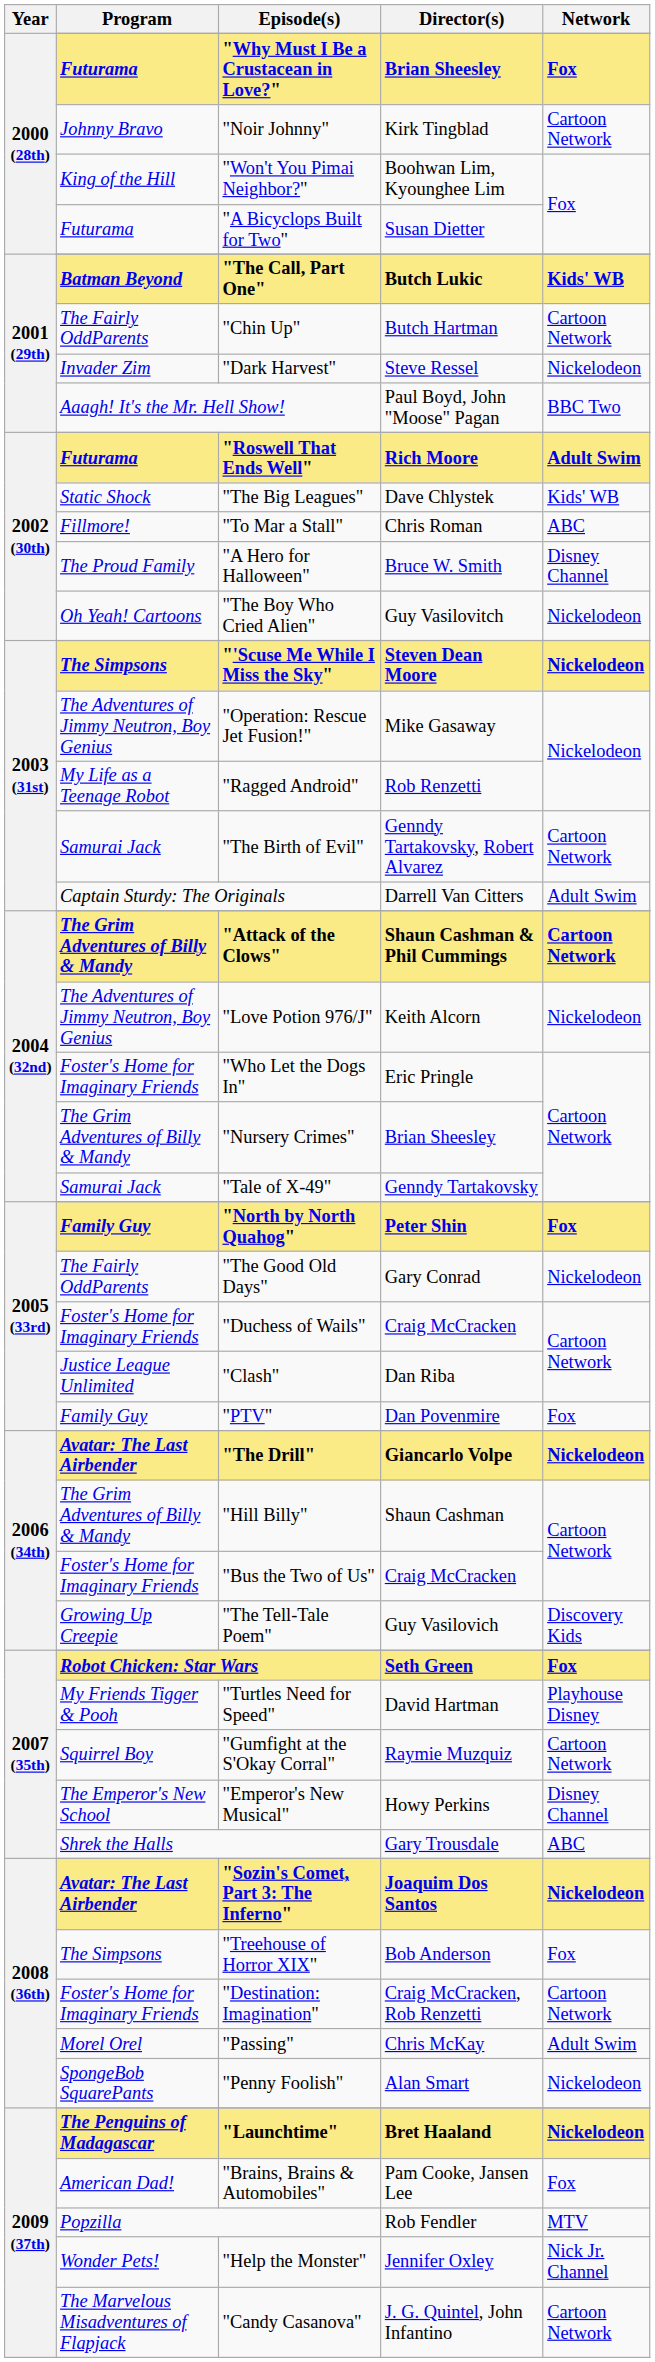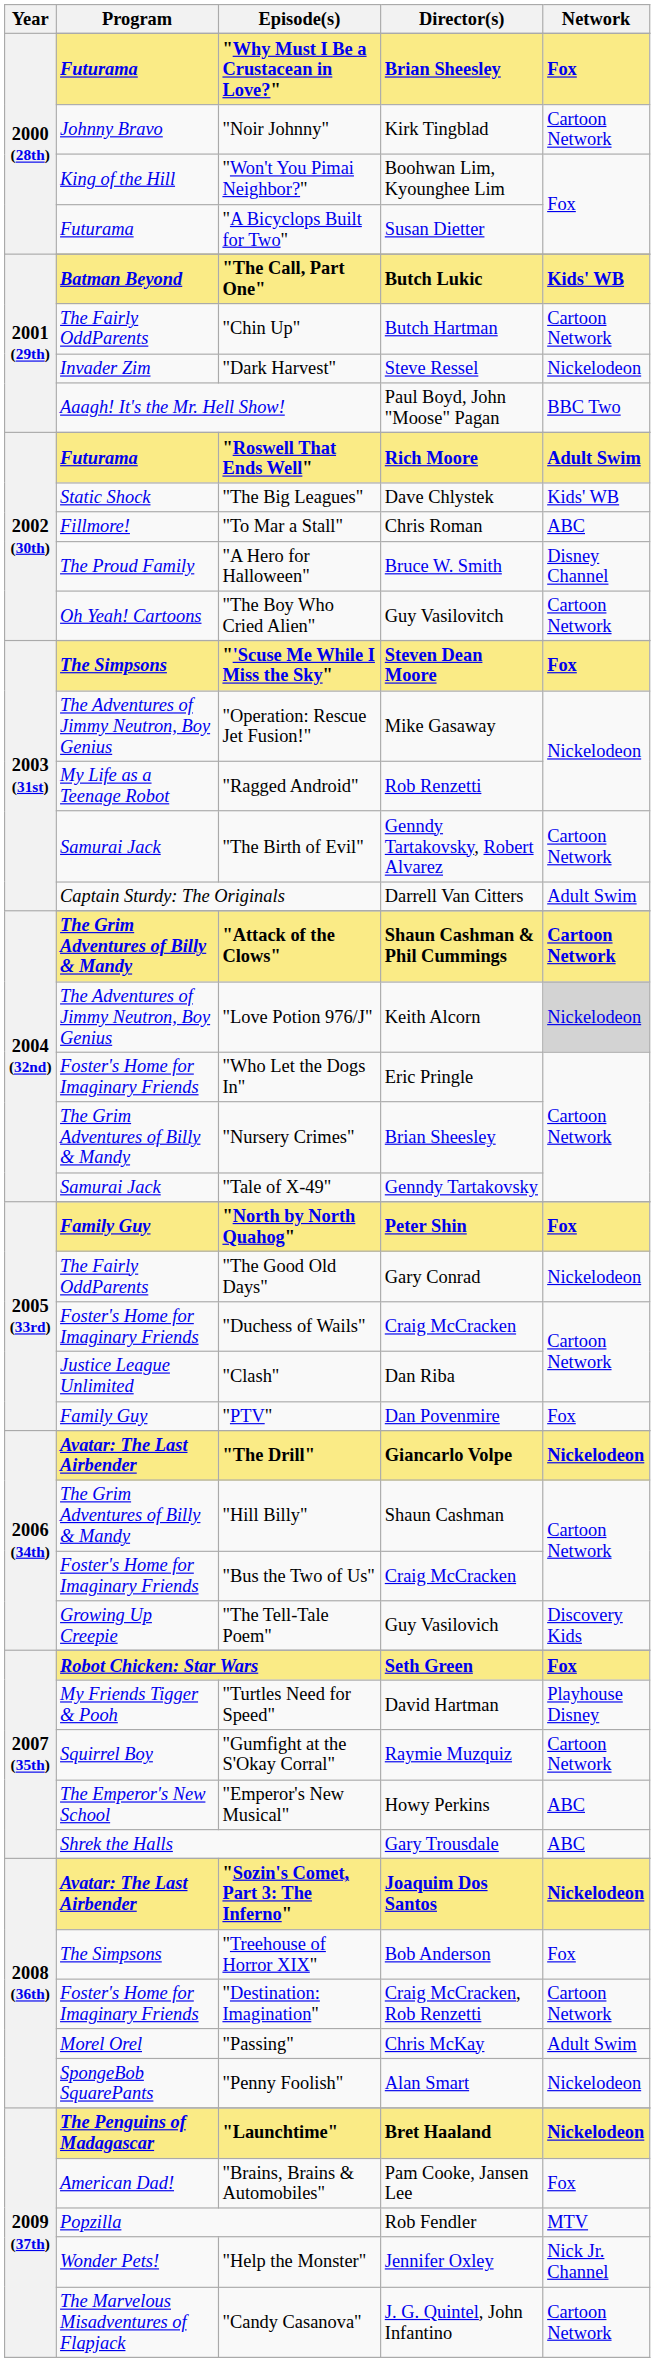(594, 615) Nickelodeon -> (579, 615) Cartoon Network
(596, 665) Nickelodeon -> (562, 665) Fox
(594, 1016) no background -> (594, 1016) lightgrey background
(578, 1804) Disney Channel -> (566, 1804) ABC
